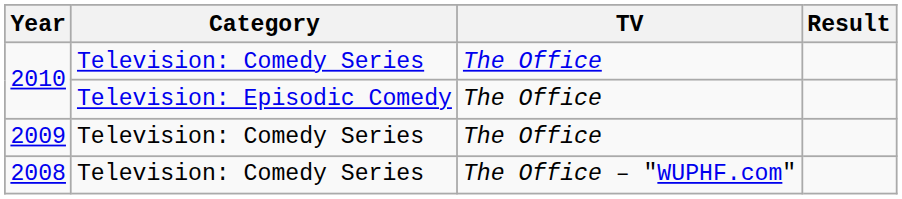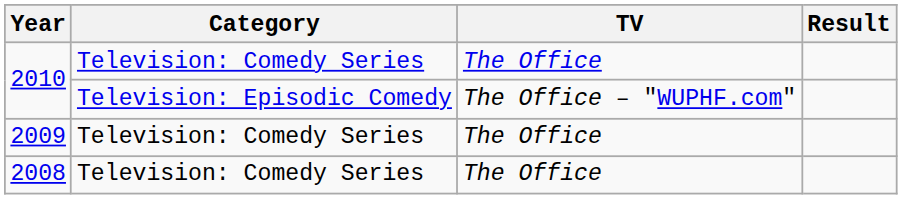(532, 99) The Office -> (630, 99) The Office – "WUPHF.com"
(630, 175) The Office – "WUPHF.com" -> (532, 175) The Office
